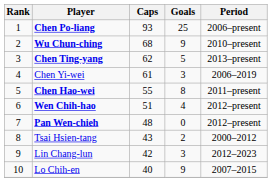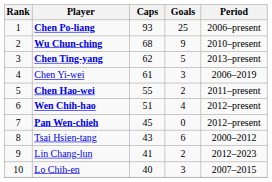(183, 91) 8 -> (183, 91) 2
(147, 122) 48 -> (147, 122) 45
(183, 138) 2 -> (183, 138) 6
(147, 153) 42 -> (147, 153) 41
(183, 153) 3 -> (183, 153) 2
(183, 169) 9 -> (183, 169) 3
